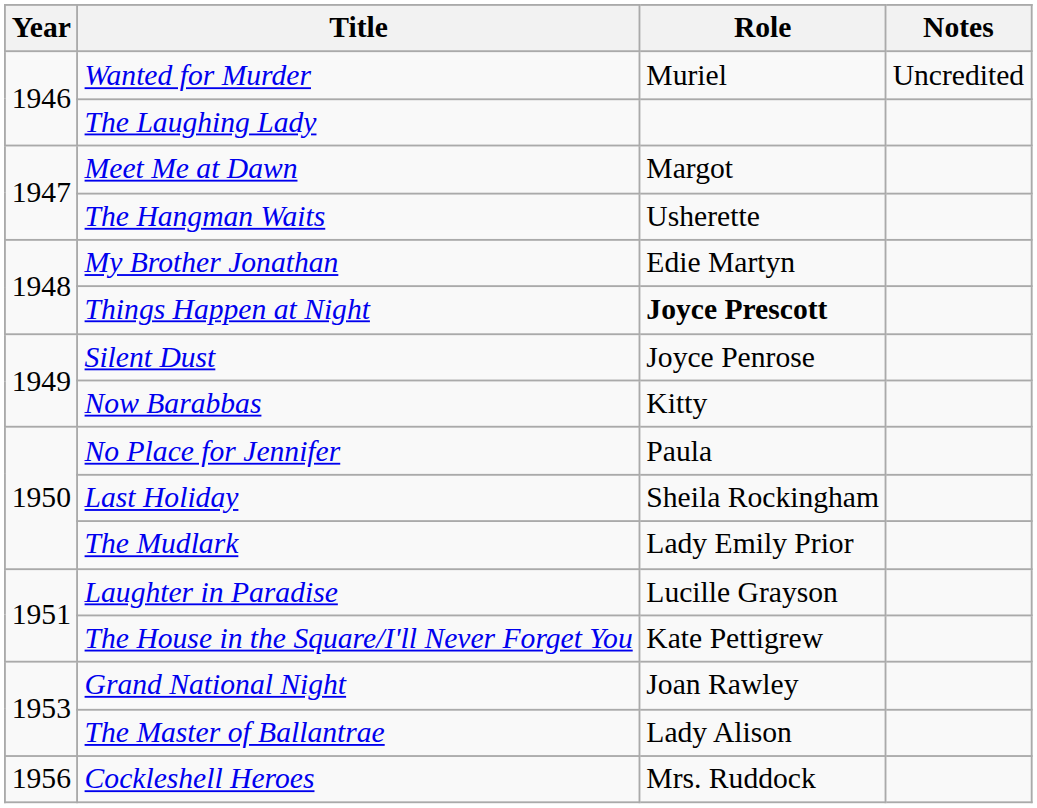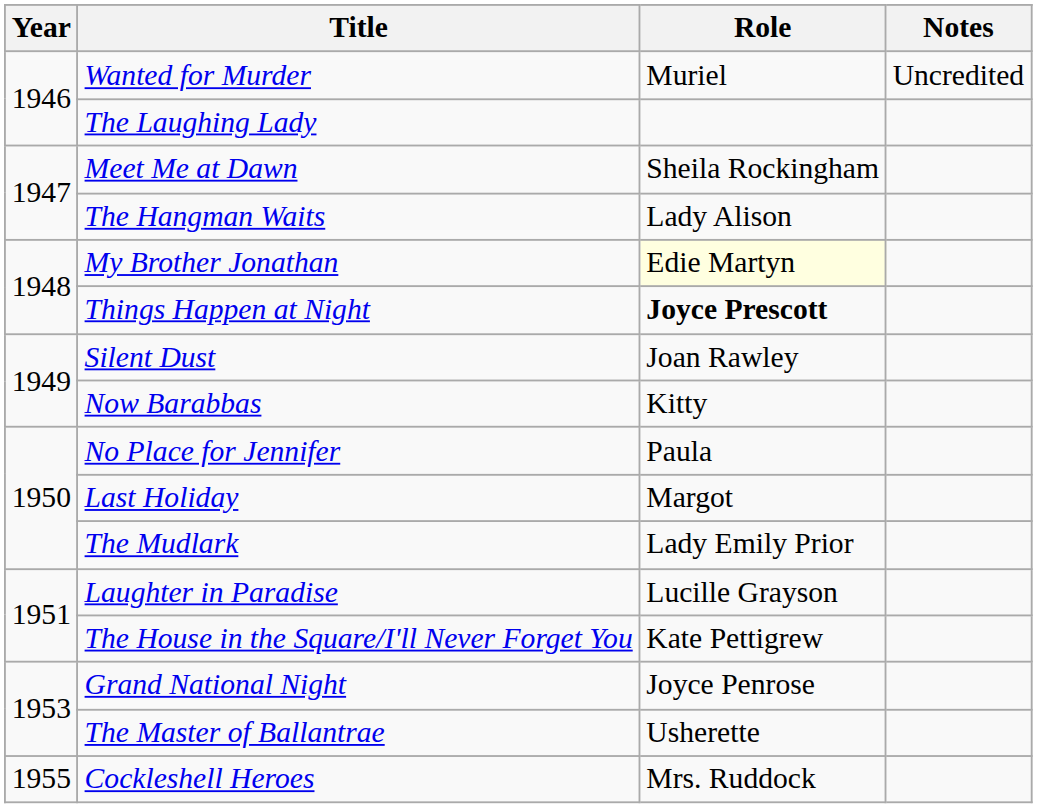(690, 168) Margot -> (763, 168) Sheila Rockingham
(703, 215) Usherette -> (719, 215) Lady Alison
(721, 262) no background -> (721, 262) lightyellow background
(731, 356) Joyce Penrose -> (722, 356) Joan Rawley
(763, 497) Sheila Rockingham -> (690, 497) Margot
(722, 685) Joan Rawley -> (731, 685) Joyce Penrose
(719, 732) Lady Alison -> (703, 732) Usherette
(41, 779) 1956 -> (41, 779) 1955
